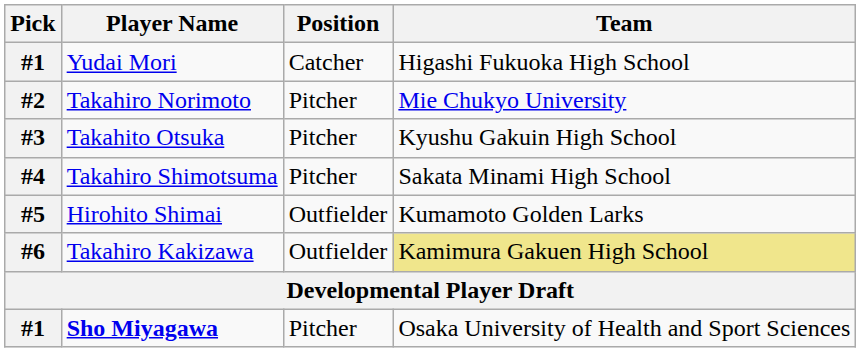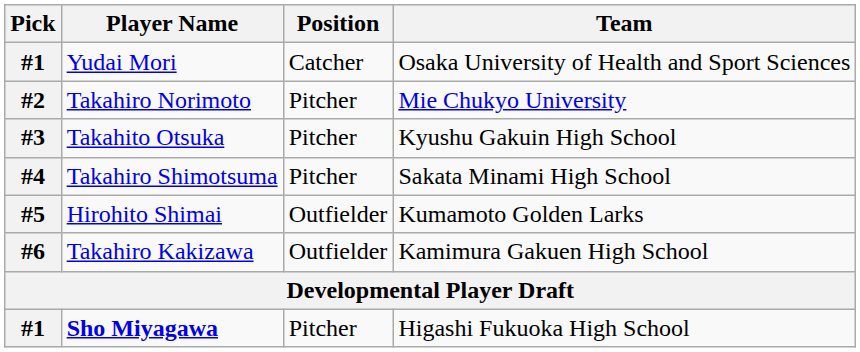(544, 61) Higashi Fukuoka High School -> (624, 61) Osaka University of Health and Sport Sciences
(553, 251) khaki background -> (553, 251) no background
(624, 328) Osaka University of Health and Sport Sciences -> (544, 328) Higashi Fukuoka High School
